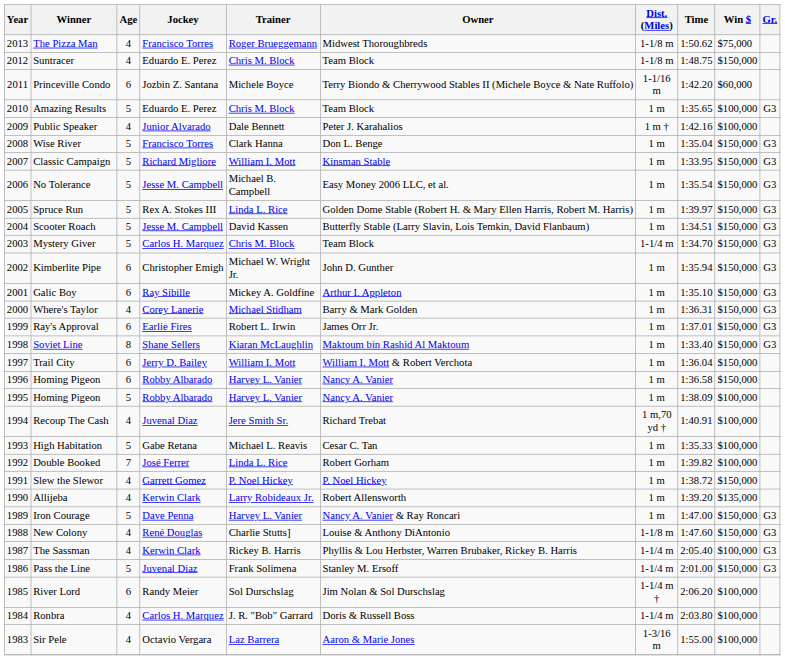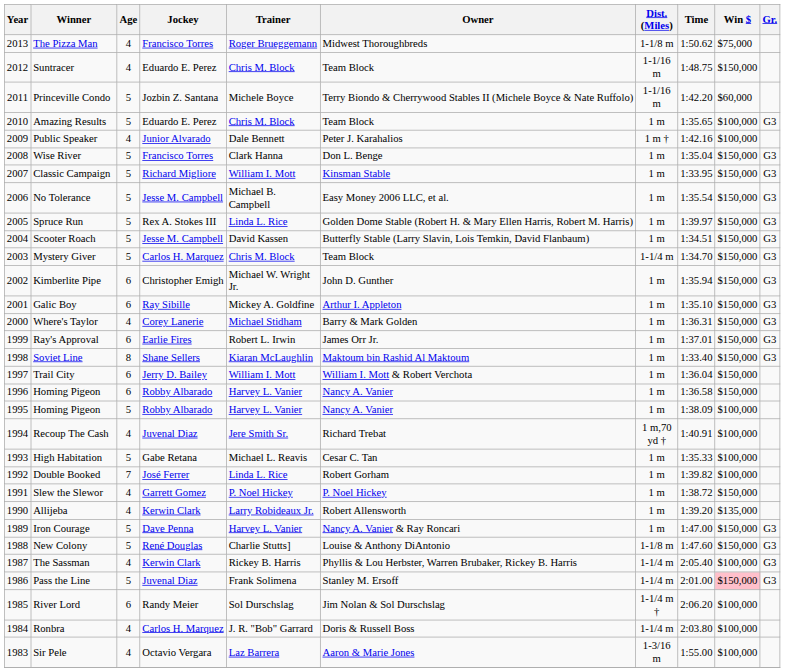(657, 61) 1-1/8 m -> (657, 67) 1-1/16 m
(128, 85) 6 -> (128, 97) 5
(128, 533) 4 -> (128, 546) 5
(737, 568) no background -> (737, 581) pink background
